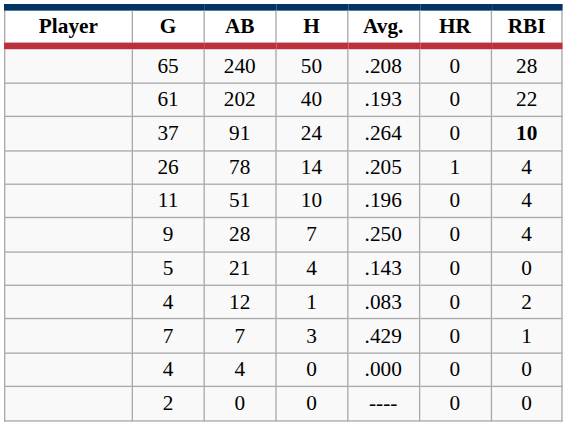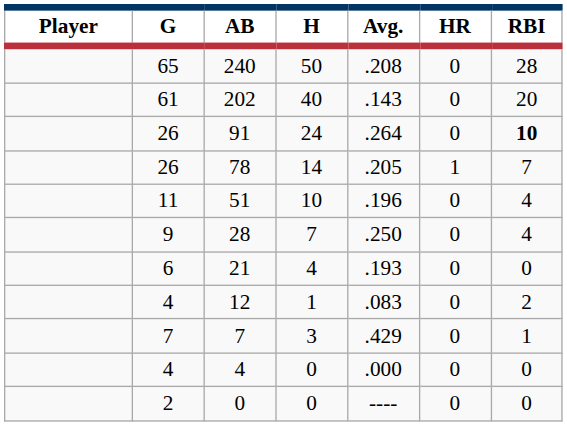(383, 99) .193 -> (383, 99) .143
(527, 99) 22 -> (527, 99) 20
(168, 133) 37 -> (168, 133) 26
(527, 167) 4 -> (527, 167) 7
(168, 268) 5 -> (168, 268) 6
(383, 268) .143 -> (383, 268) .193
